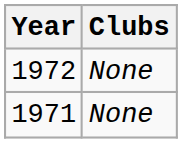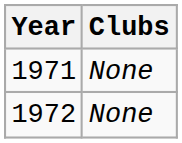rows swapped: (44, 115) <-> (44, 71)
